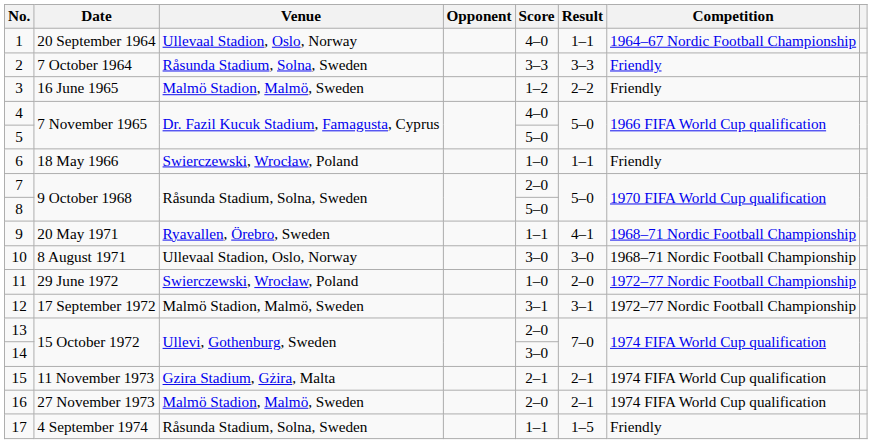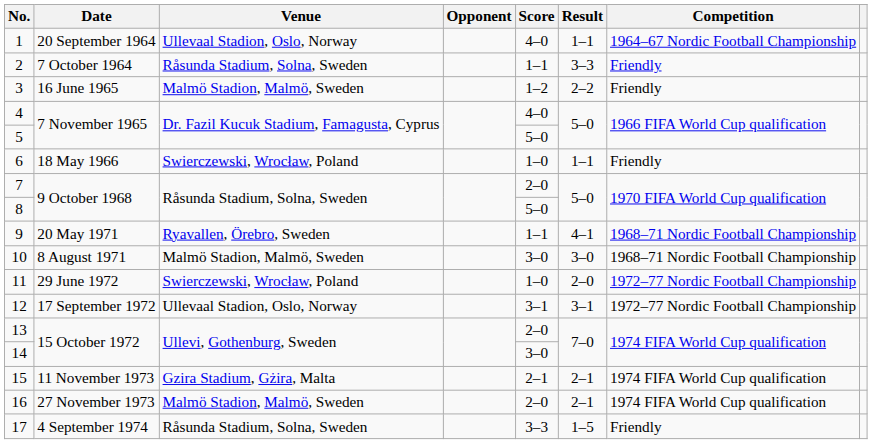(537, 64) 3–3 -> (537, 64) 1–1
(260, 257) Ullevaal Stadion, Oslo, Norway -> (263, 257) Malmö Stadion, Malmö, Sweden
(263, 305) Malmö Stadion, Malmö, Sweden -> (260, 305) Ullevaal Stadion, Oslo, Norway
(537, 426) 1–1 -> (537, 426) 3–3
